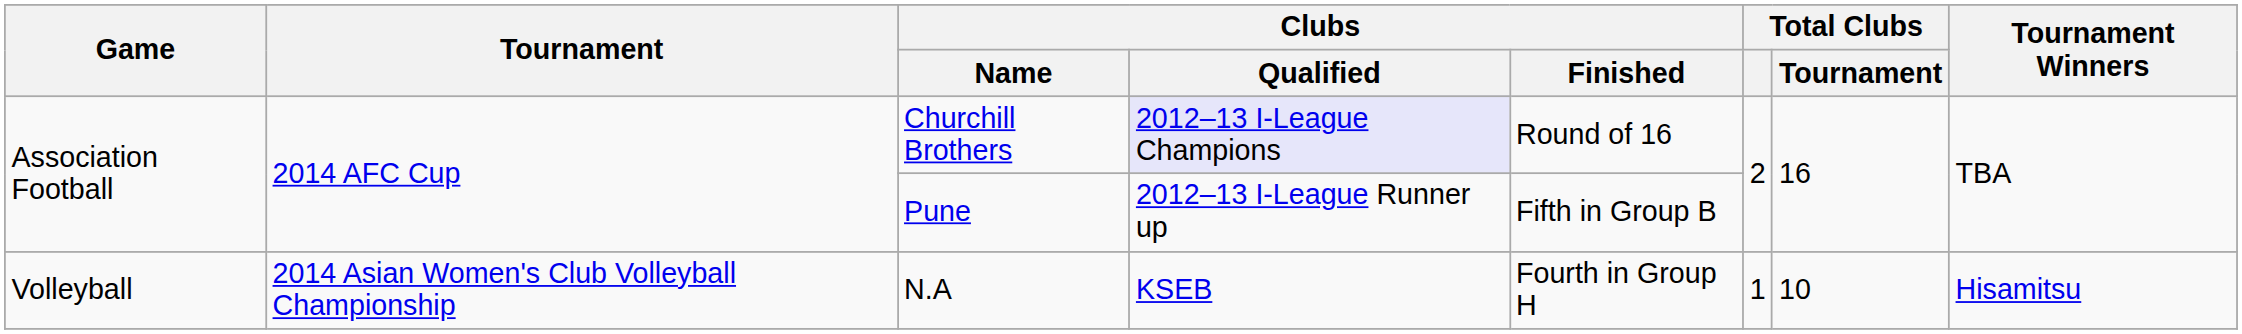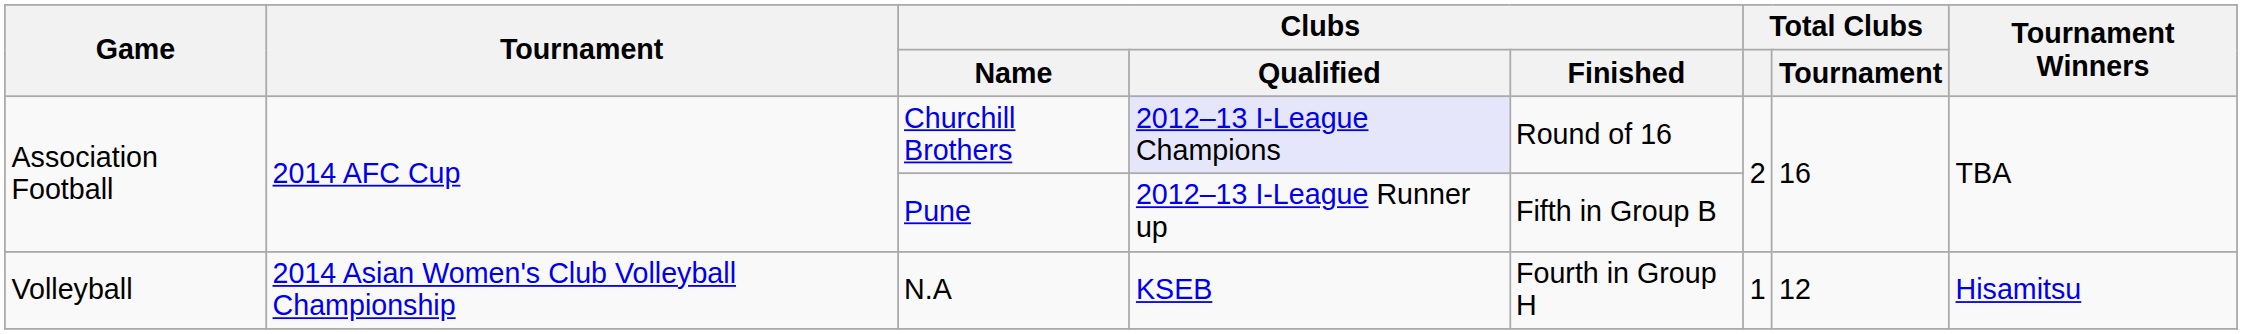(1795, 289) 10 -> (1795, 289) 12
